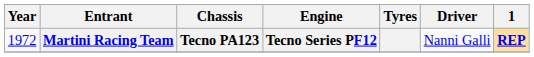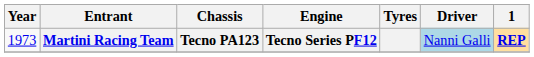(22, 40) 1972 -> (22, 40) 1973
(457, 40) no background -> (457, 40) lightblue background
